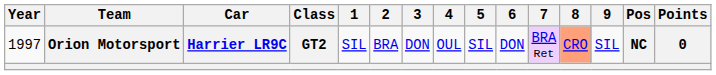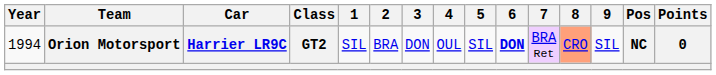(25, 45) 1997 -> (25, 45) 1994
(512, 45) normal -> (512, 45) bold
